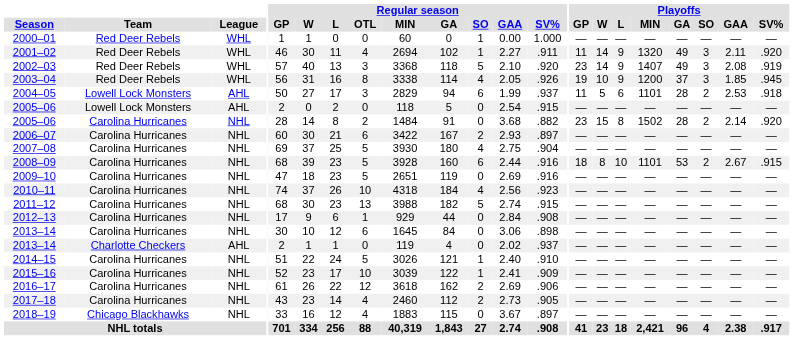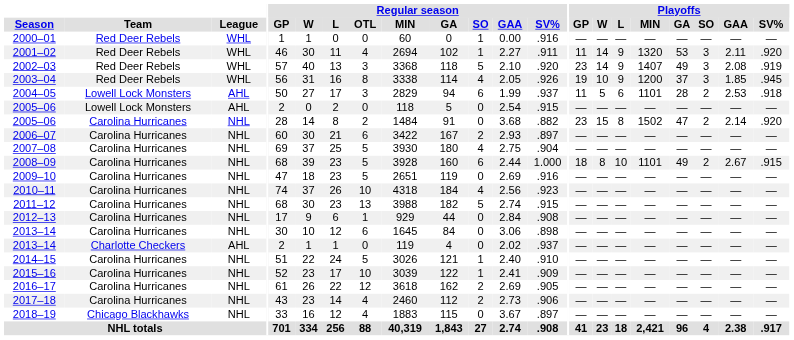(548, 38) 1.000 -> (548, 38) .916
(682, 52) 49 -> (682, 52) 53
(682, 121) 28 -> (682, 121) 47
(548, 162) .916 -> (548, 162) 1.000
(682, 162) 53 -> (682, 162) 49
(548, 287) .906 -> (548, 287) .905
(548, 300) .905 -> (548, 300) .906
